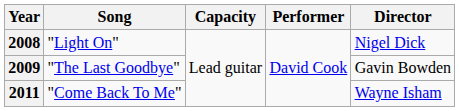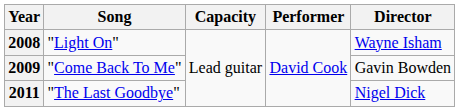(390, 42) Nigel Dick -> (398, 42) Wayne Isham
(114, 67) "The Last Goodbye" -> (114, 67) "Come Back To Me"
(114, 93) "Come Back To Me" -> (114, 93) "The Last Goodbye"
(398, 93) Wayne Isham -> (390, 93) Nigel Dick
